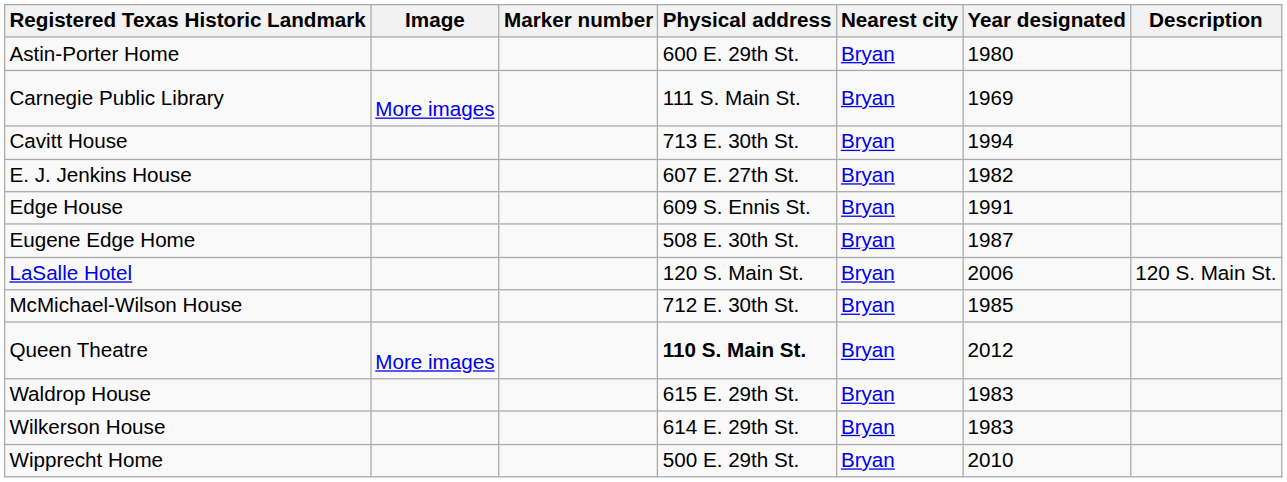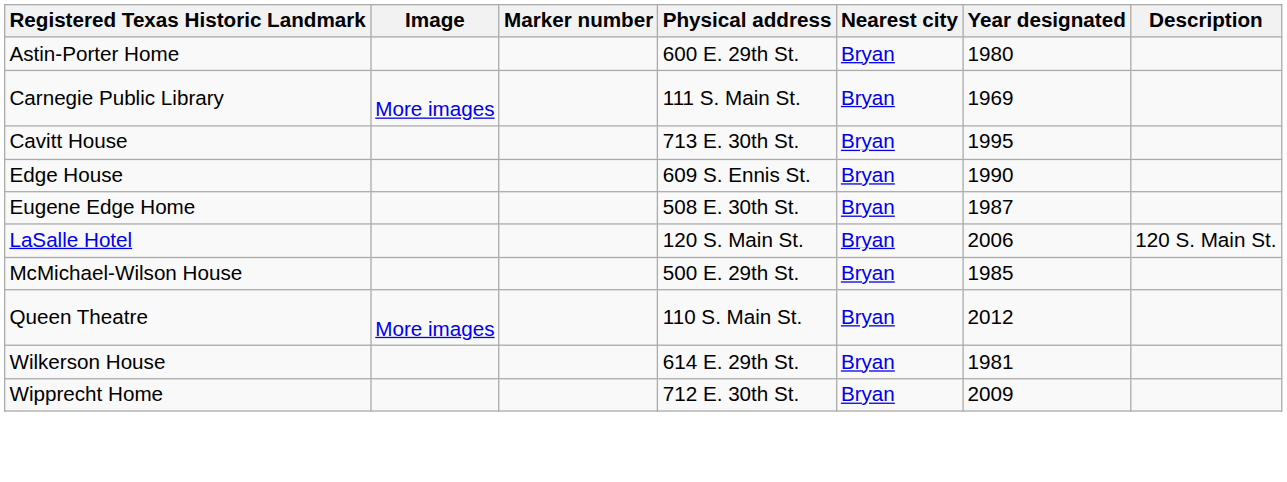(990, 142) 1994 -> (990, 142) 1995
- row: (101, 175)
(990, 207) 1991 -> (990, 175) 1990
(731, 305) 712 E. 30th St. -> (731, 273) 500 E. 29th St.
(734, 350) bold -> (733, 317) normal
- row: (80, 394)
(990, 427) 1983 -> (990, 361) 1981
(731, 460) 500 E. 29th St. -> (731, 394) 712 E. 30th St.
(990, 460) 2010 -> (990, 394) 2009
